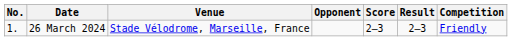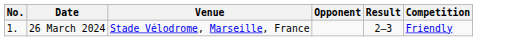- column: (380, 12)
